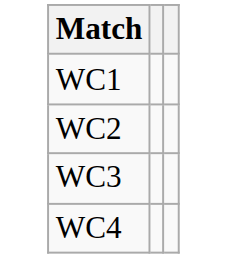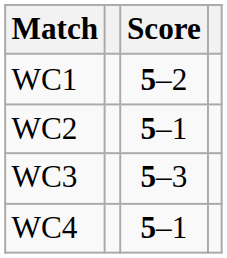+ column: (164, 29)
